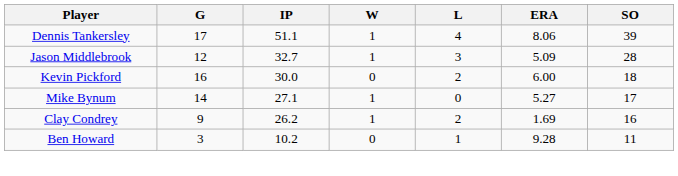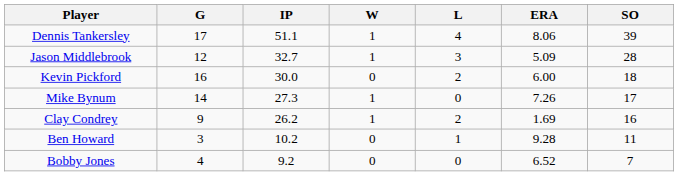(286, 98) 27.1 -> (286, 98) 27.3
(544, 98) 5.27 -> (544, 98) 7.26
+ row: (81, 160)
